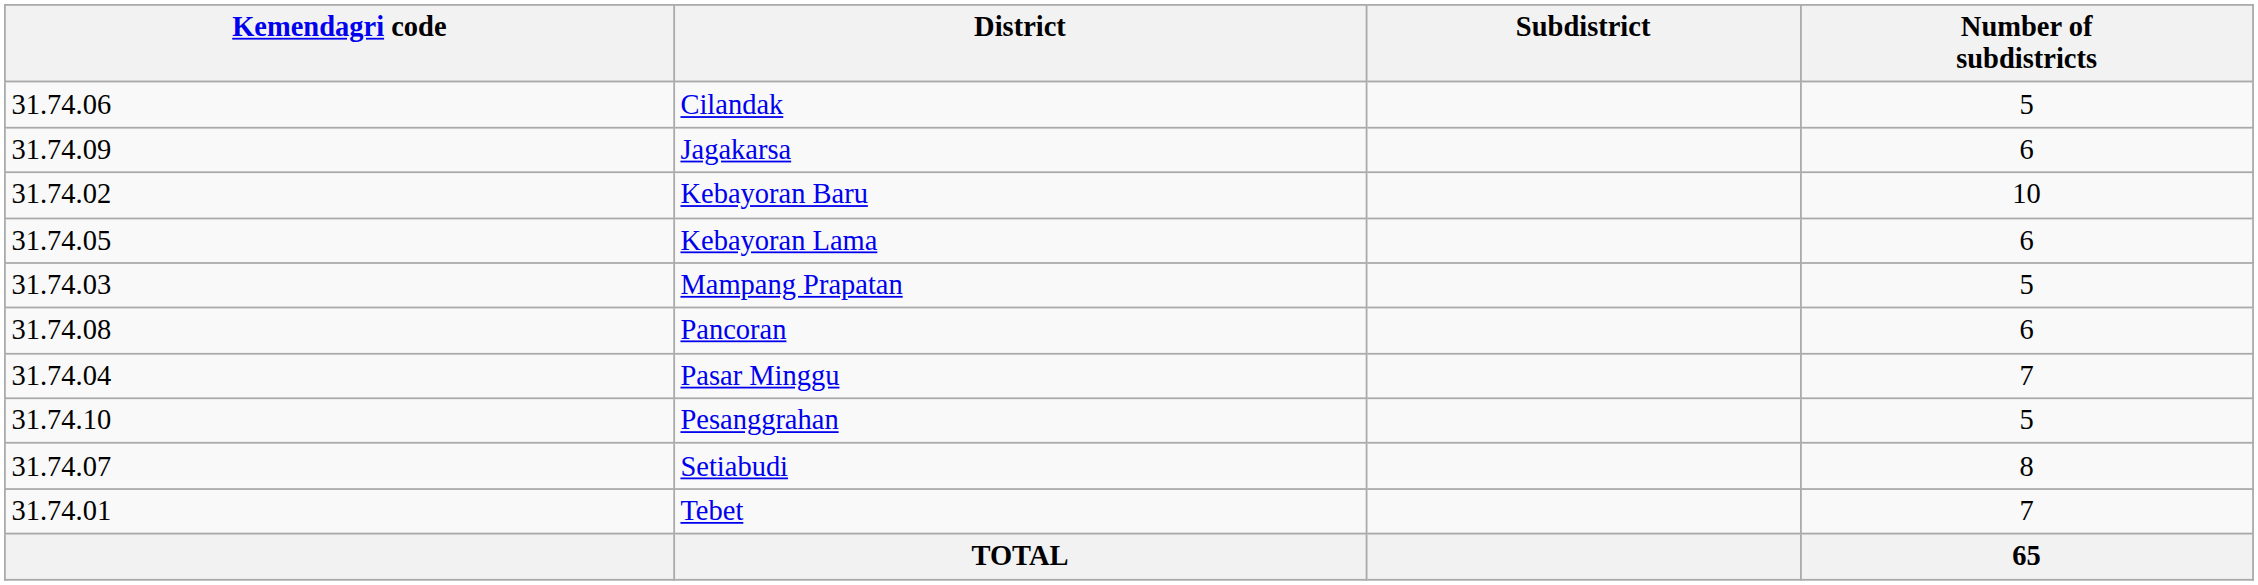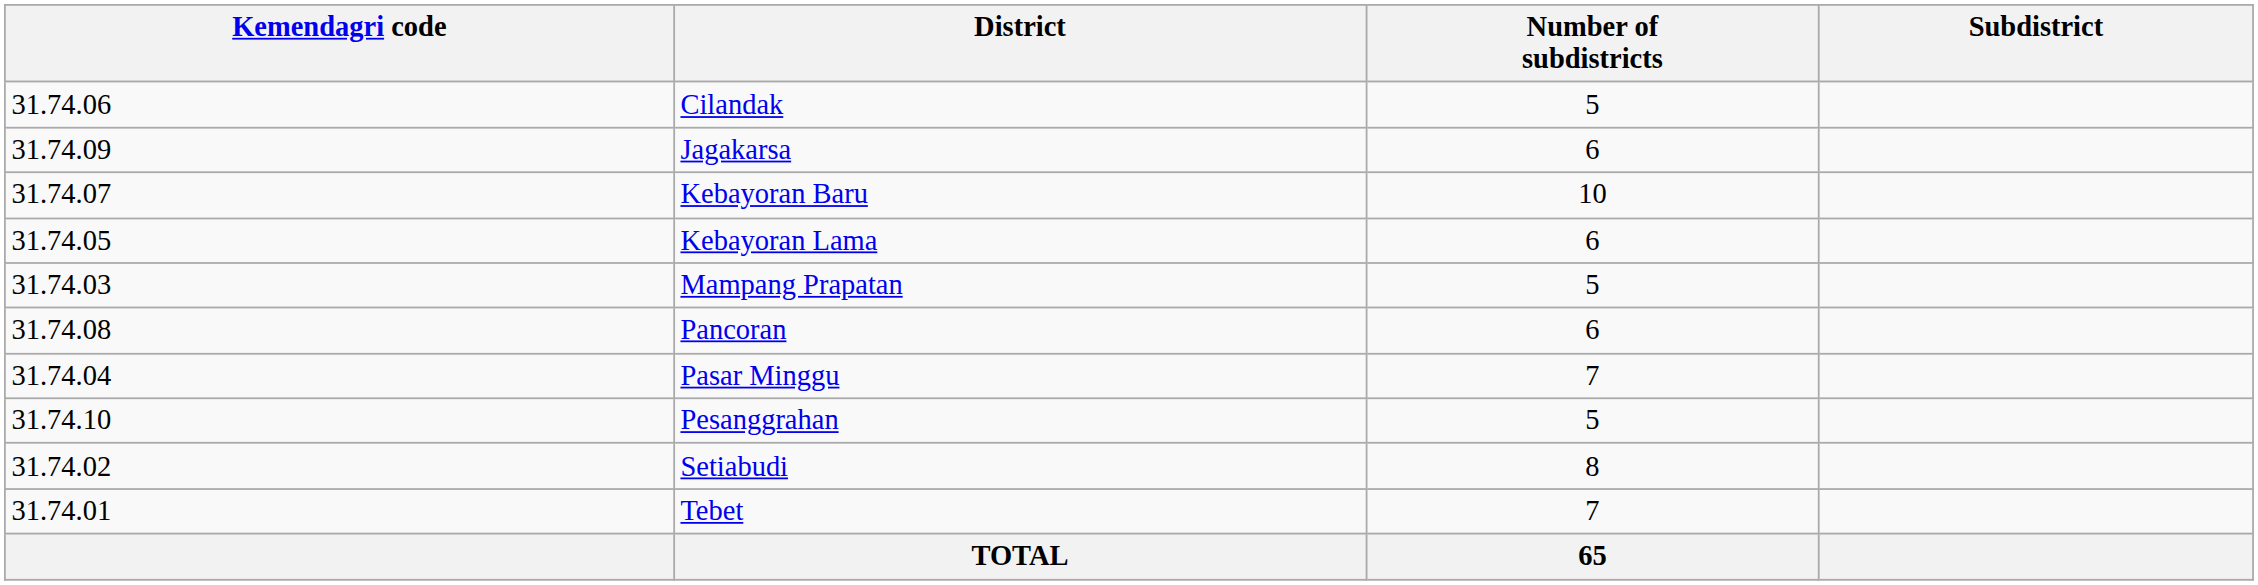columns swapped: (2027, 43) <-> (1583, 27)
(61, 194) 31.74.02 -> (61, 194) 31.74.07
(61, 465) 31.74.07 -> (61, 465) 31.74.02
